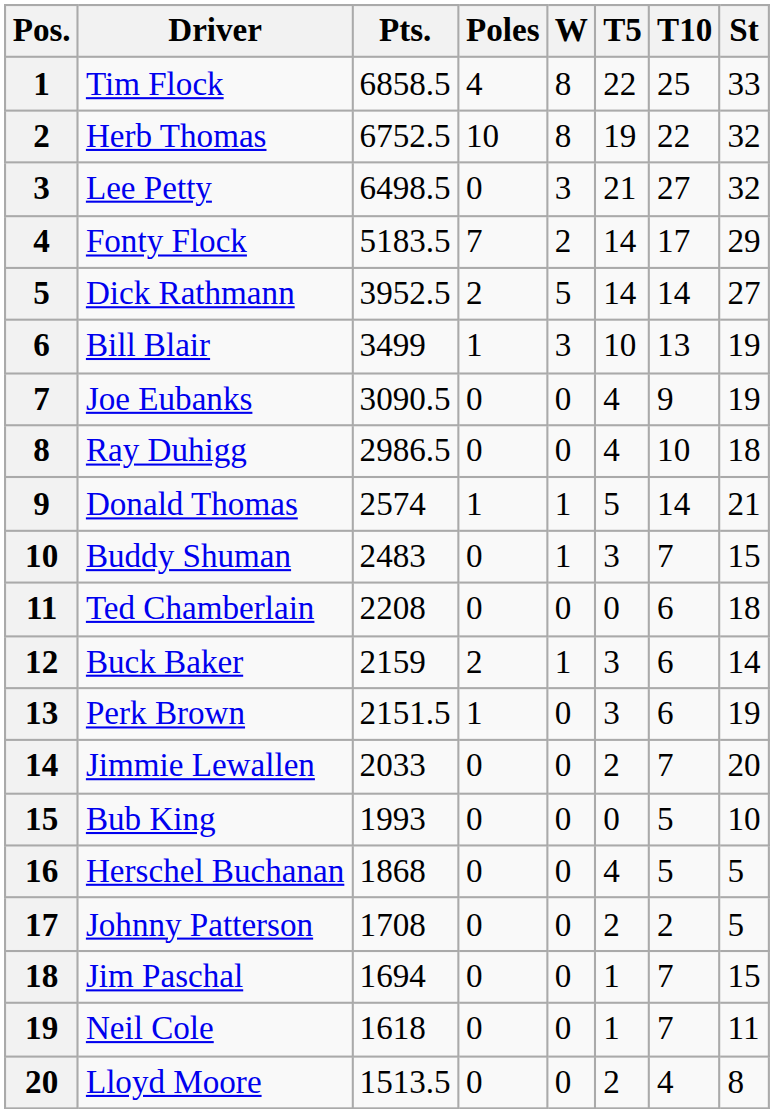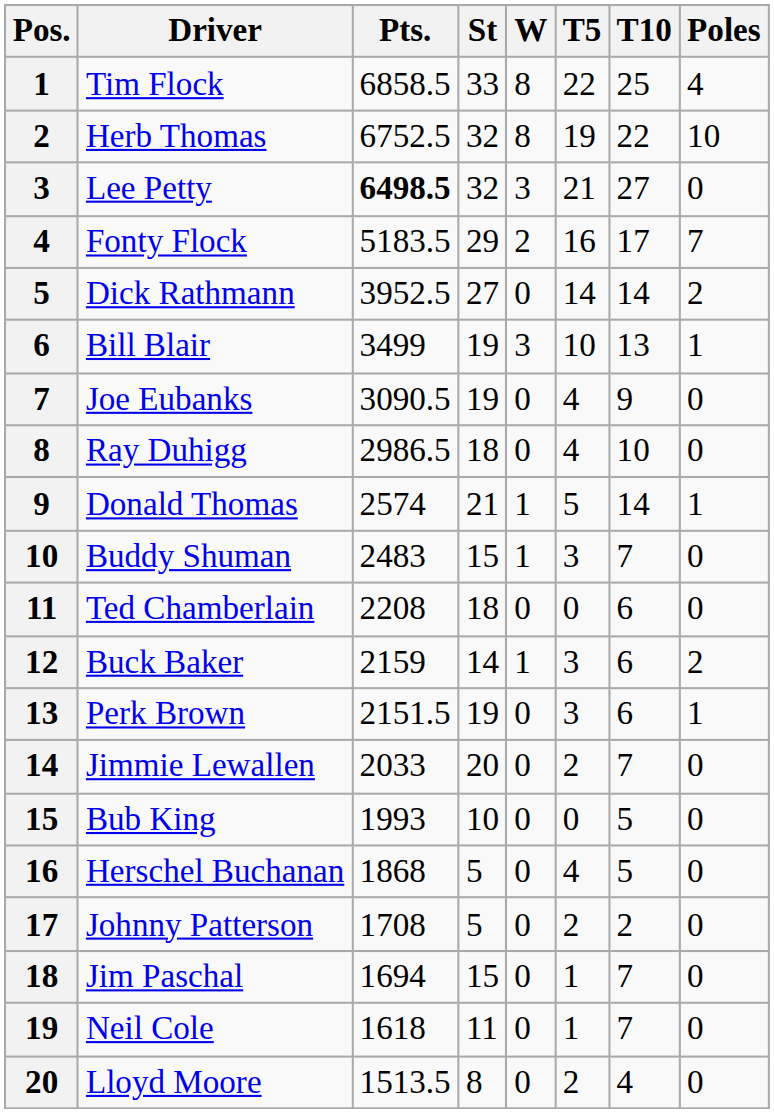columns swapped: (744, 30) <-> (503, 30)
(405, 188) normal -> (405, 188) bold
(620, 240) 14 -> (579, 240) 16
(563, 293) 5 -> (523, 293) 0
